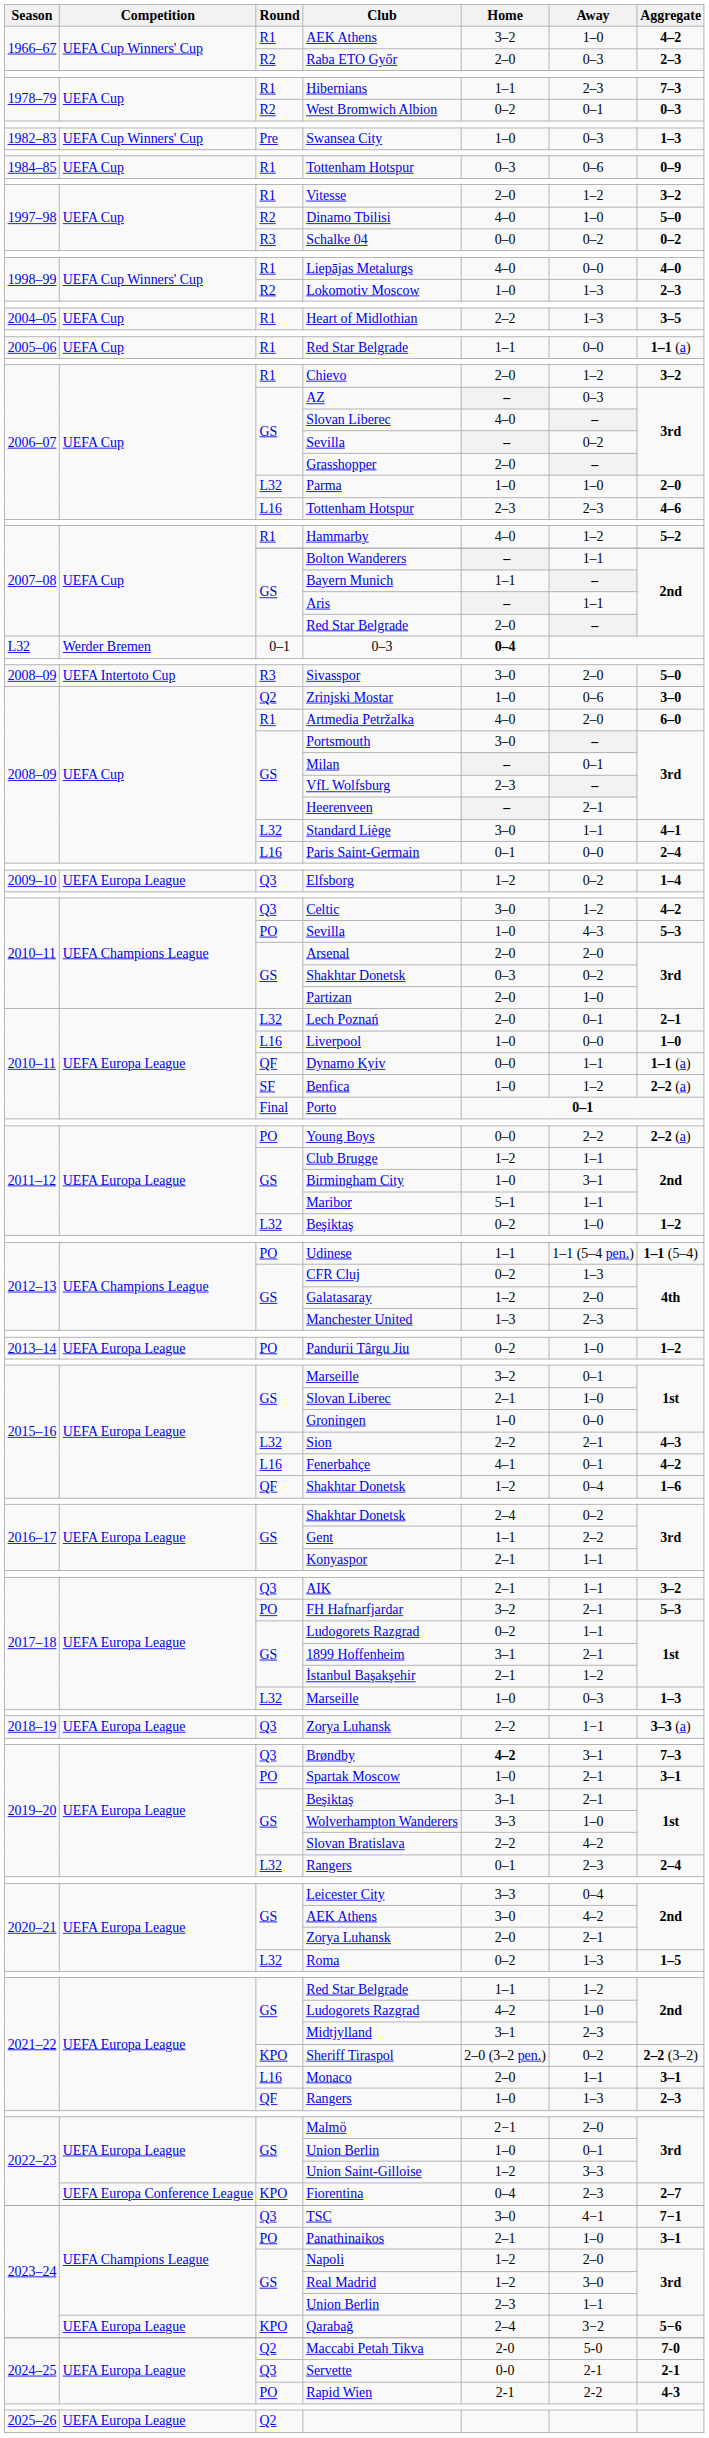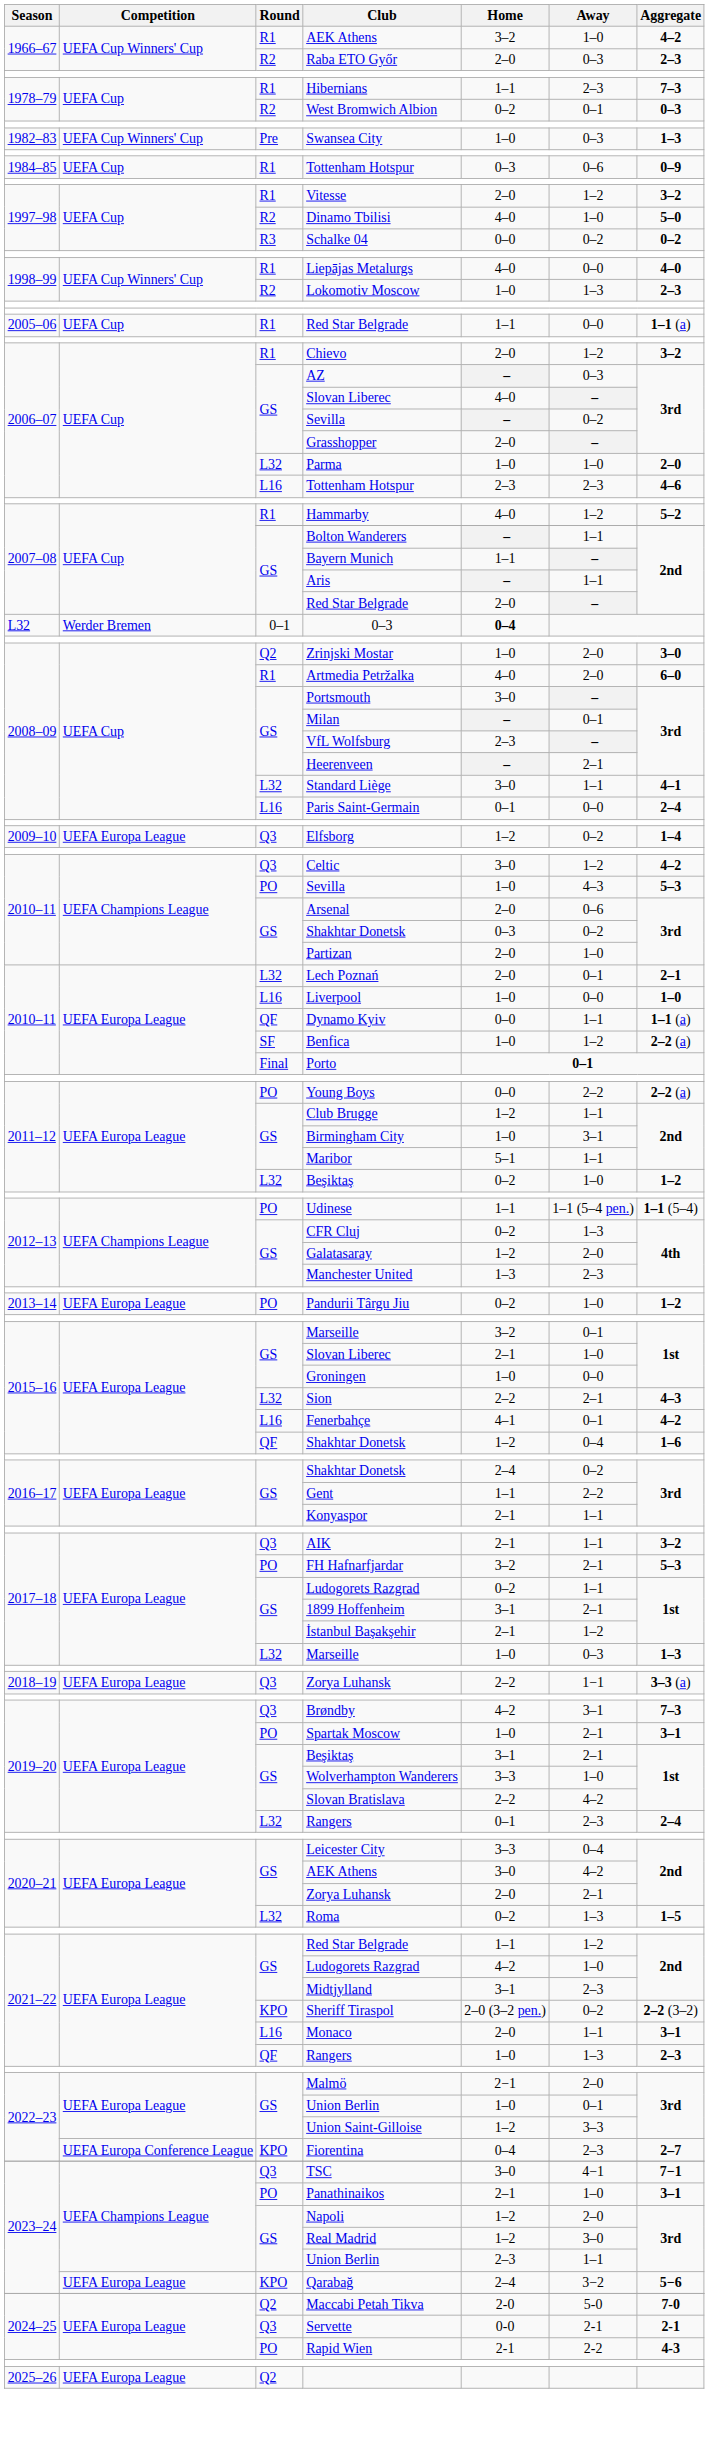- row: (32, 318)
- row: (32, 675)
(593, 697) 0–6 -> (593, 653) 2–0
(593, 953) 2–0 -> (593, 909) 0–6
(505, 1755) bold -> (505, 1711) normal
